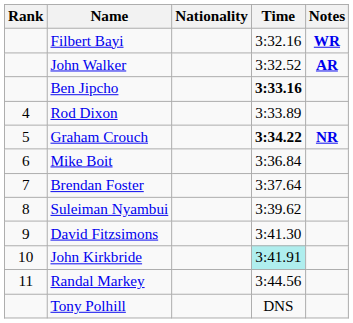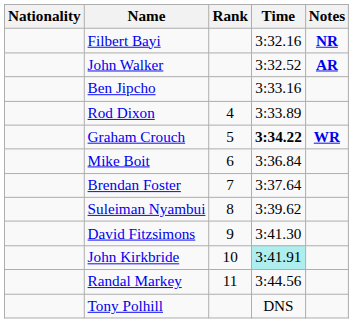columns swapped: (26, 16) <-> (212, 16)
(327, 40) WR -> (327, 40) NR
(278, 88) bold -> (278, 88) normal
(327, 137) NR -> (327, 137) WR
